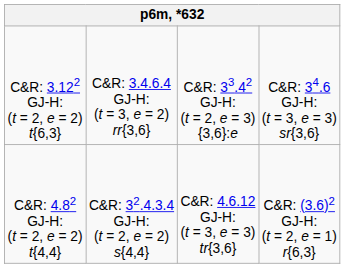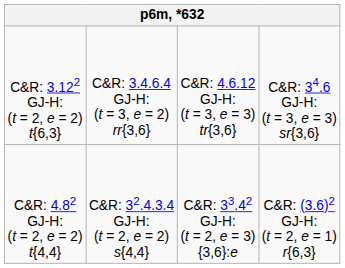(218, 108) C&R: 33.42 GJ-H: (t = 2, e = 3) {3,6}:e -> (218, 106) C&R: 4.6.12 GJ-H: (t = 3, e = 3) tr{3,6}
(218, 225) C&R: 4.6.12 GJ-H: (t = 3, e = 3) tr{3,6} -> (218, 227) C&R: 33.42 GJ-H: (t = 2, e = 3) {3,6}:e
